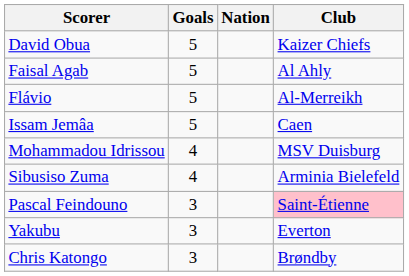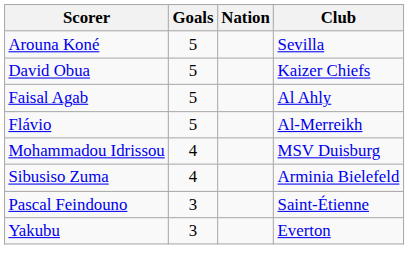+ row: (54, 44)
- row: (51, 124)
(323, 204) pink background -> (323, 204) no background
- row: (58, 257)
